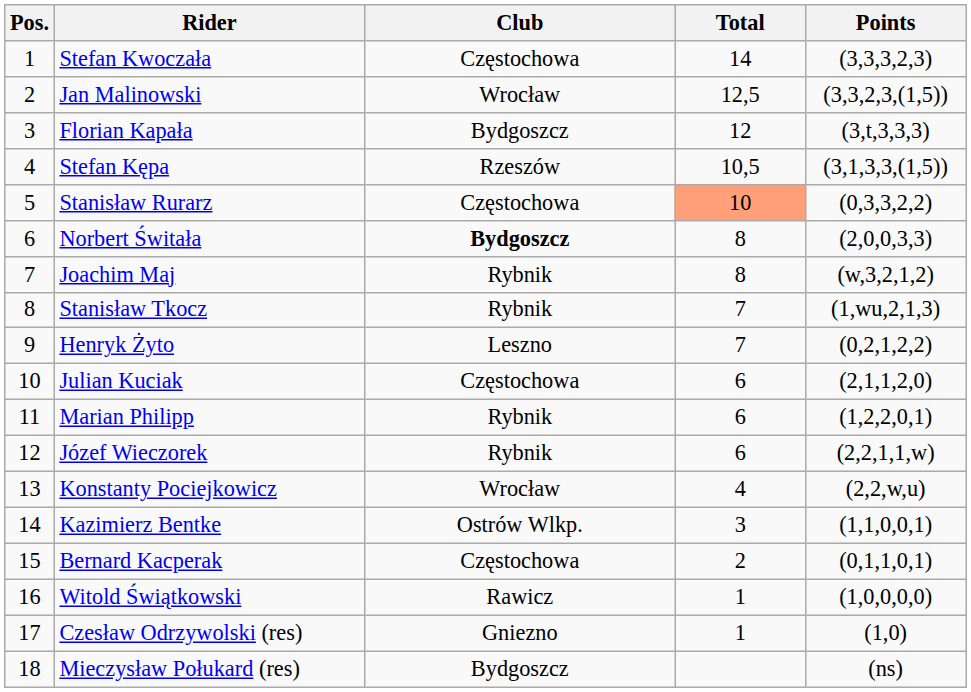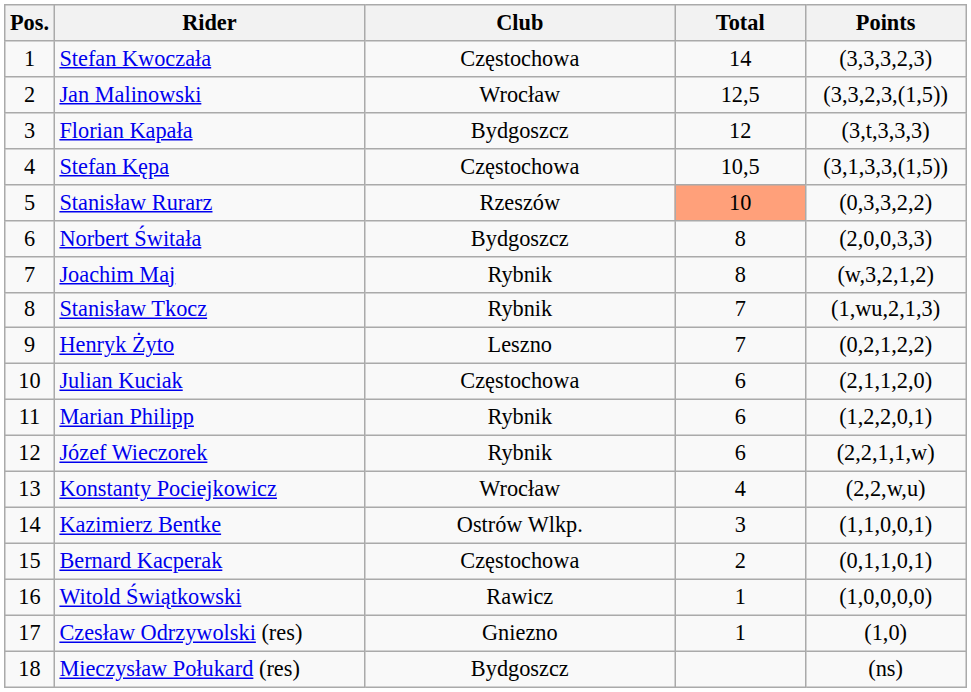(520, 165) Rzeszów -> (520, 165) Częstochowa
(520, 201) Częstochowa -> (520, 201) Rzeszów
(520, 237) bold -> (520, 237) normal
